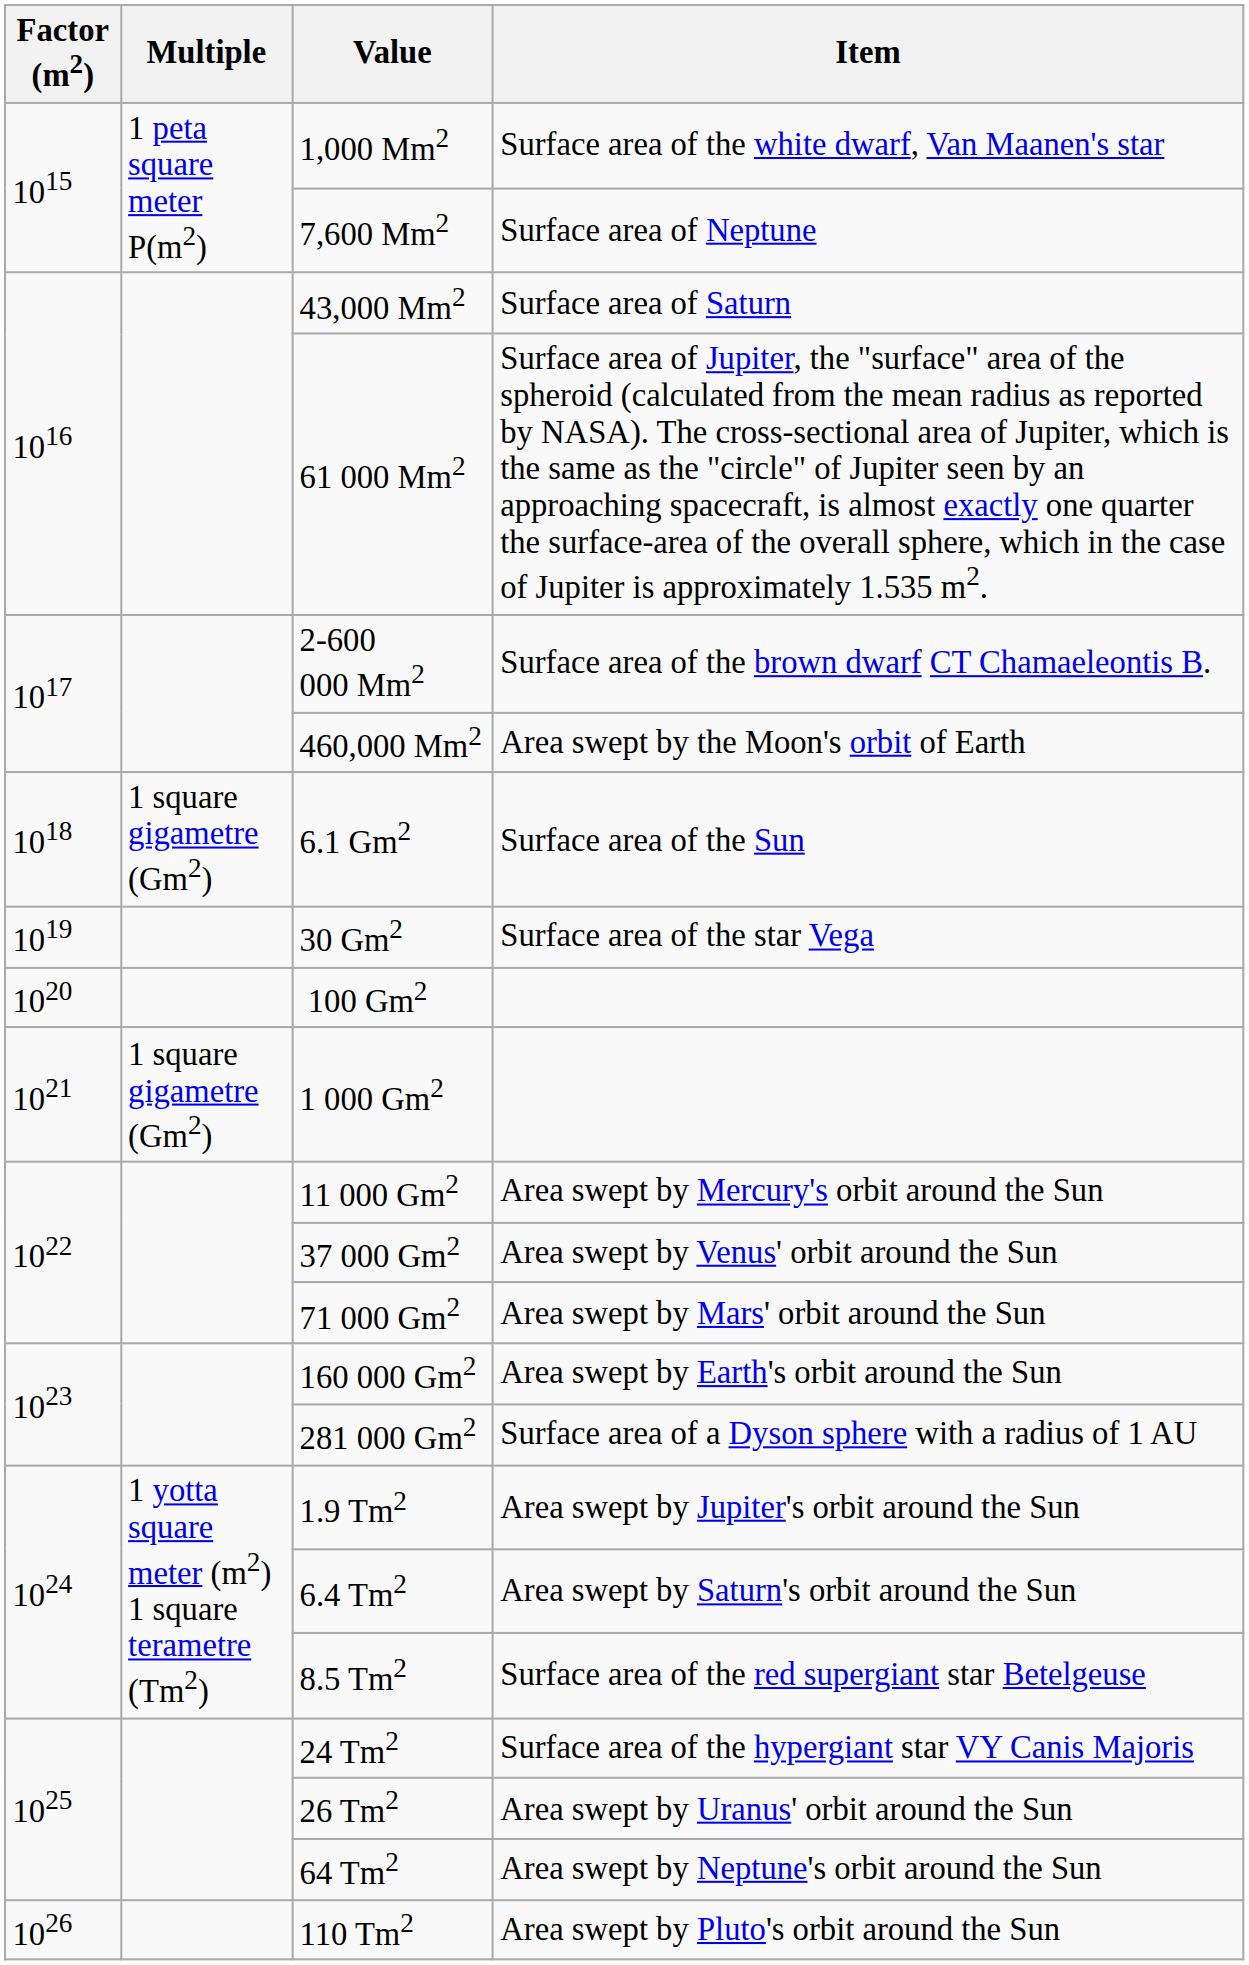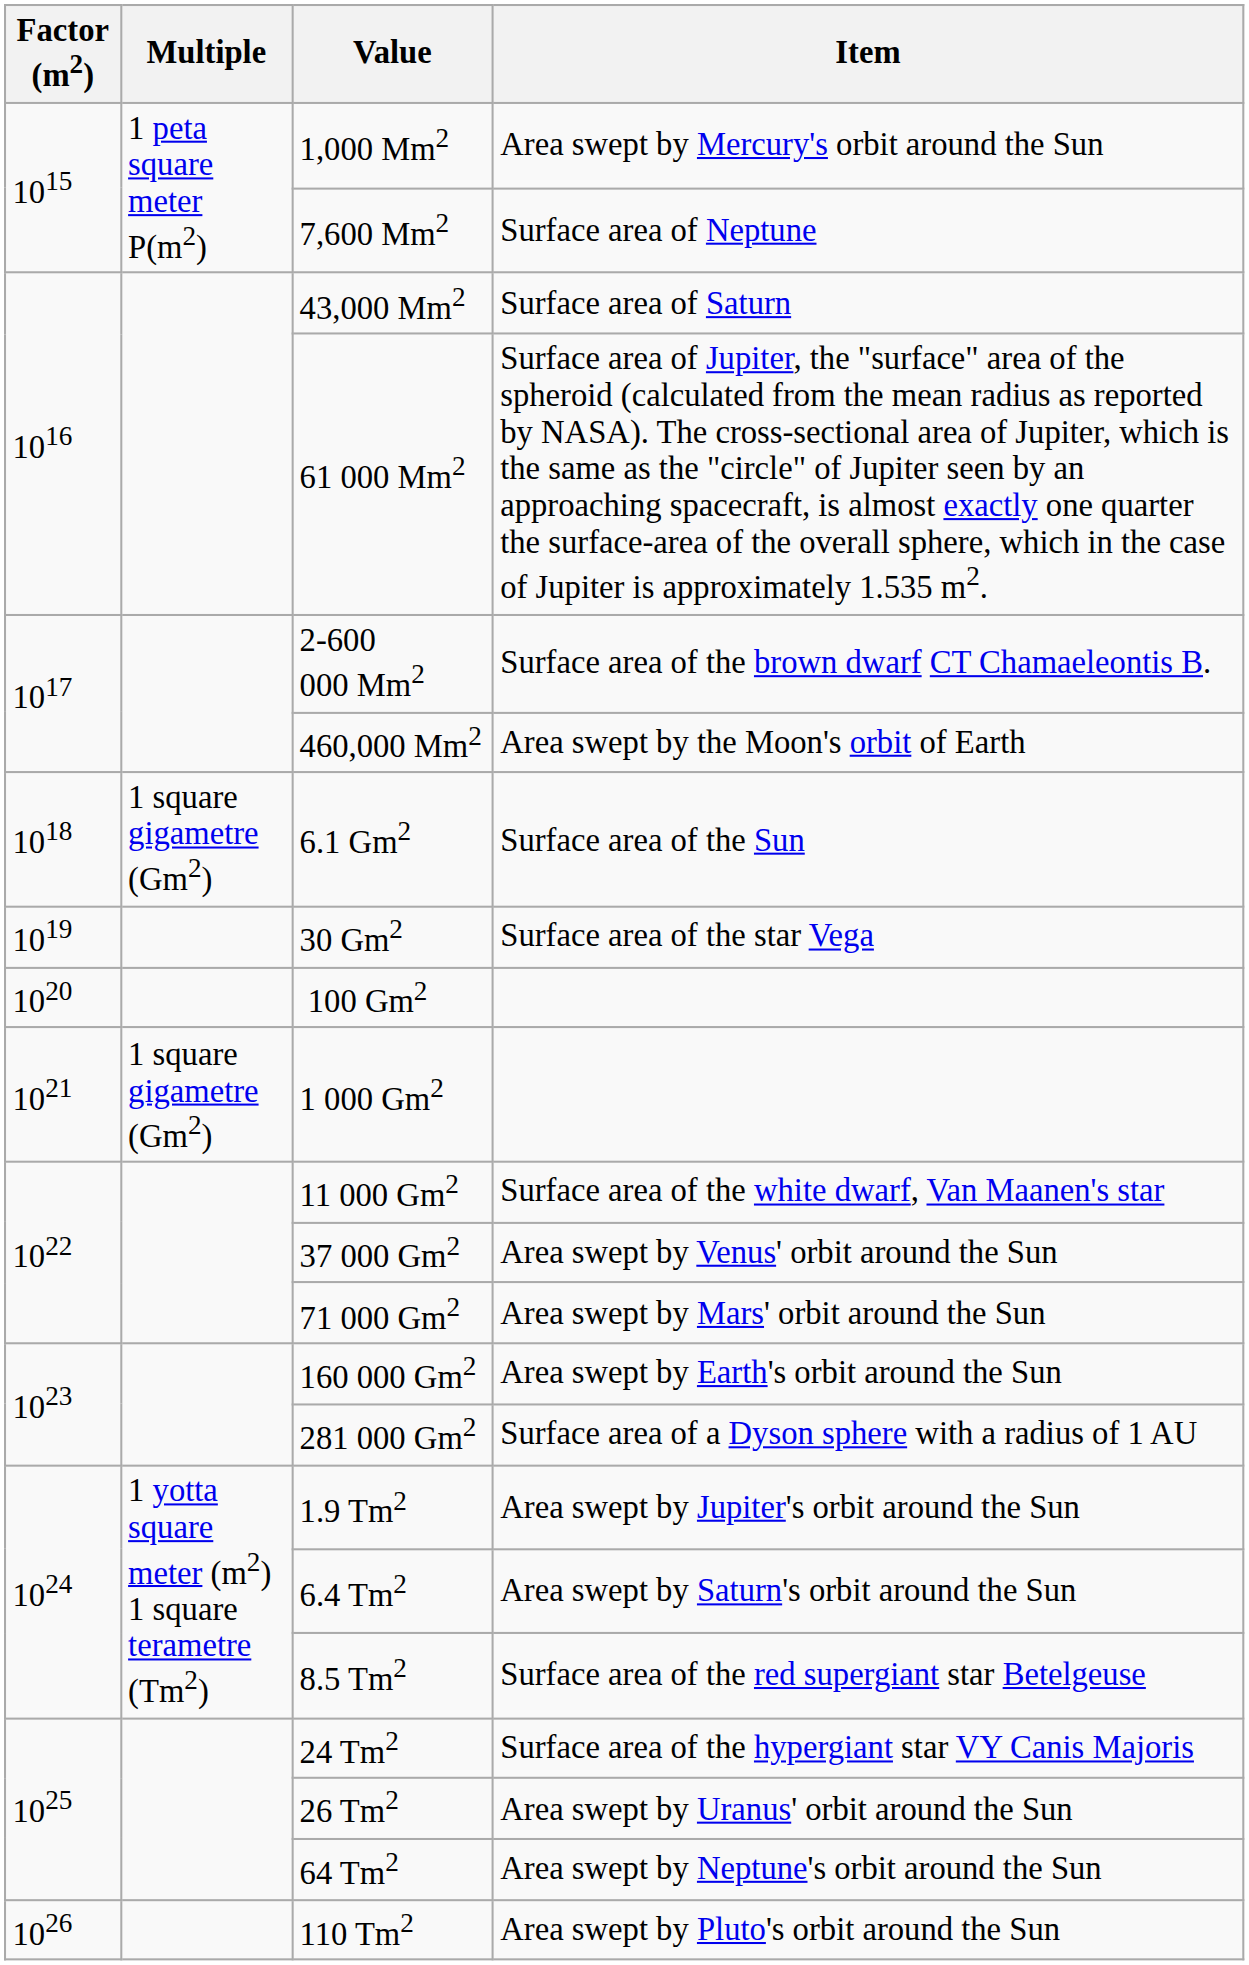(832, 144) Surface area of the white dwarf, Van Maanen's star -> (802, 144) Area swept by Mercury's orbit around the Sun
(802, 1191) Area swept by Mercury's orbit around the Sun -> (832, 1191) Surface area of the white dwarf, Van Maanen's star
